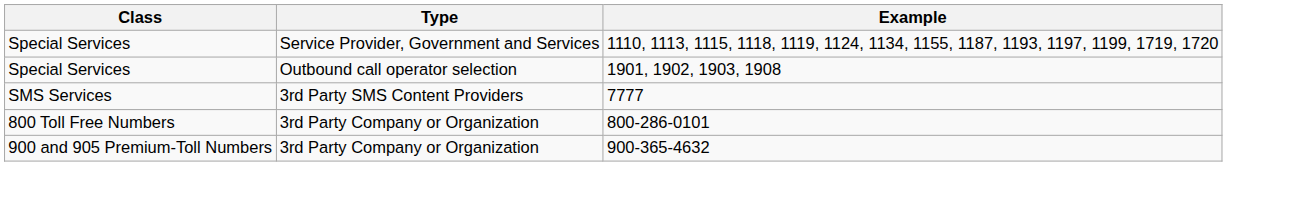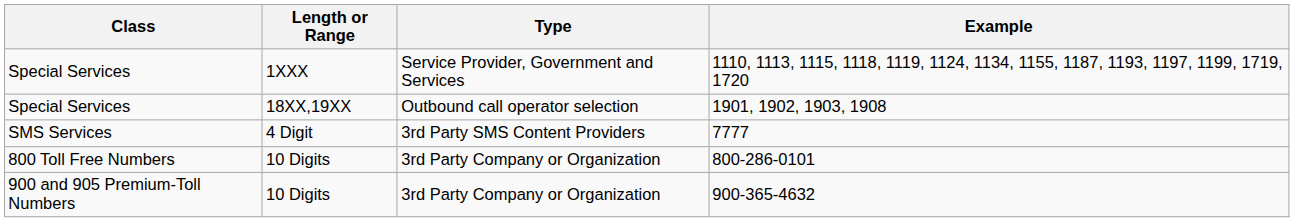+ column: (330, 26)
